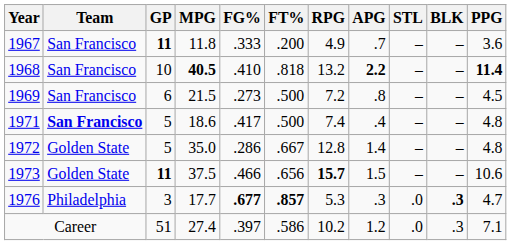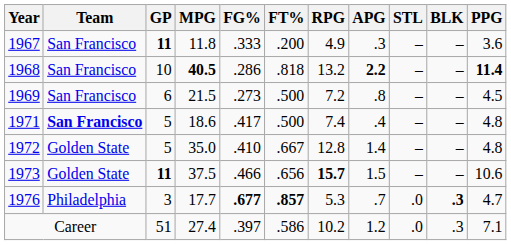(380, 43) .7 -> (380, 43) .3
(247, 69) .410 -> (247, 69) .286
(247, 148) .286 -> (247, 148) .410
(380, 200) .3 -> (380, 200) .7
